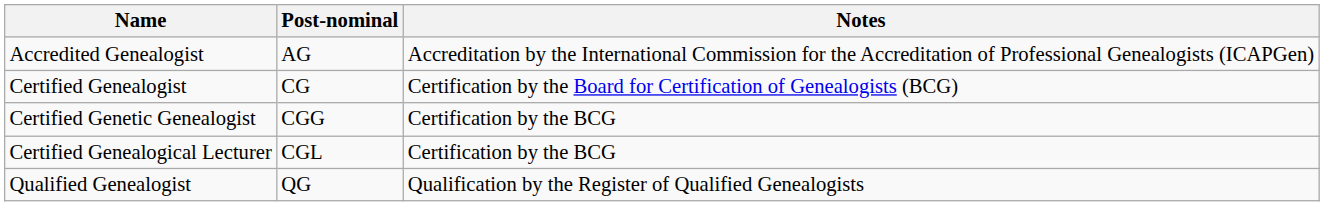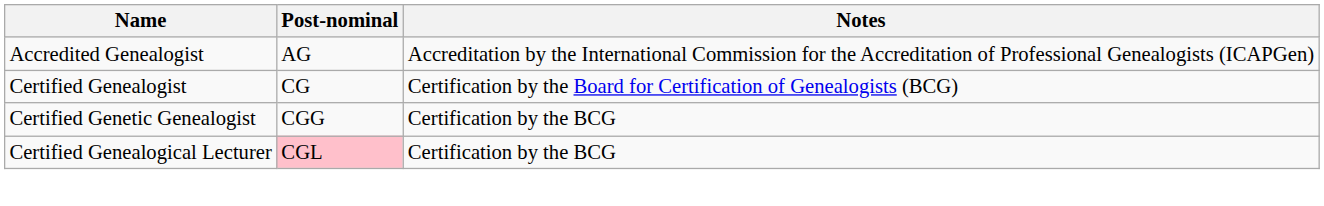(302, 151) no background -> (302, 151) pink background
- row: (100, 184)
